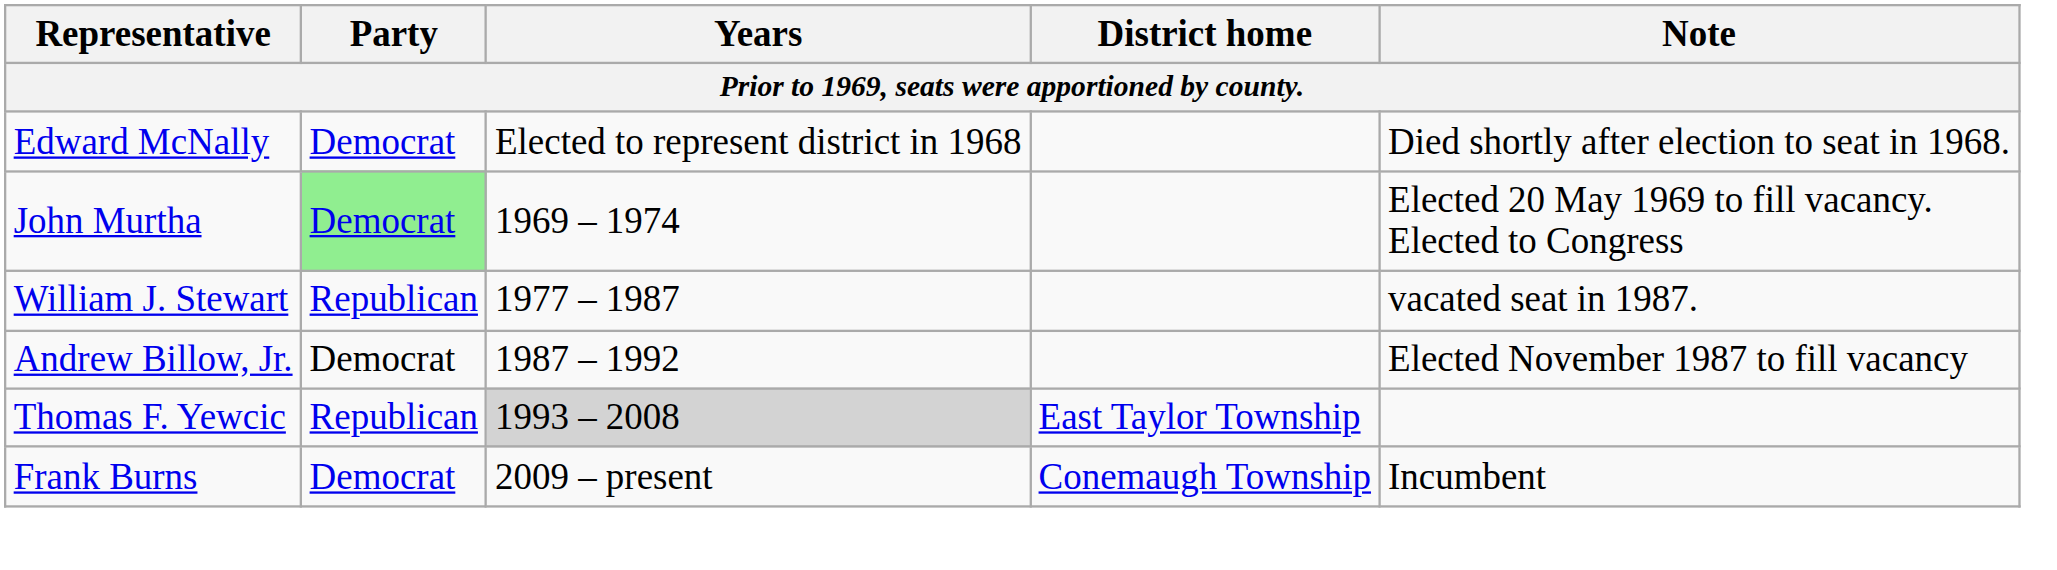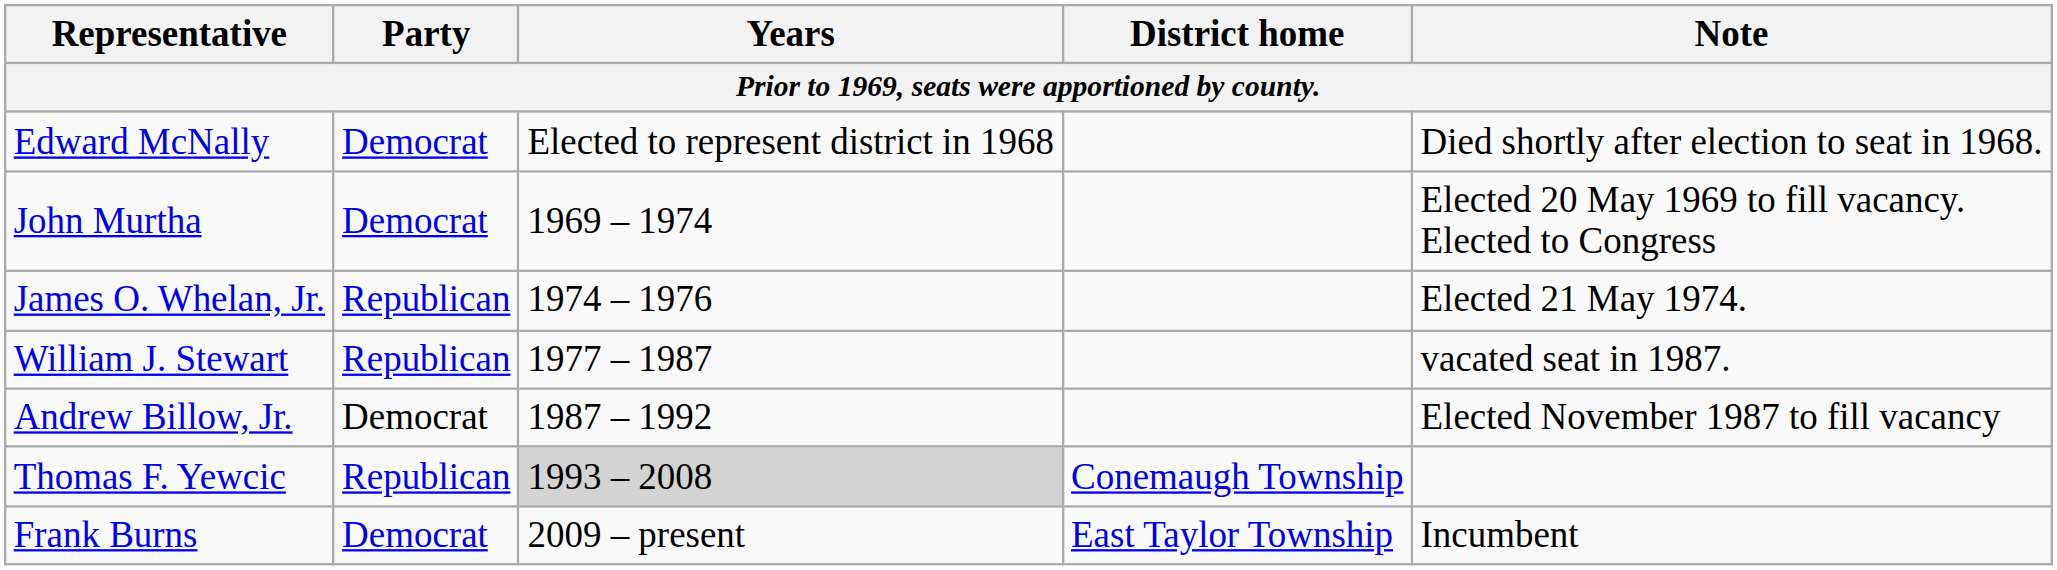(382, 220) lightgreen background -> (415, 220) no background
+ row: (169, 299)
(1200, 417) East Taylor Township -> (1237, 475) Conemaugh Township
(1205, 475) Conemaugh Township -> (1232, 534) East Taylor Township
